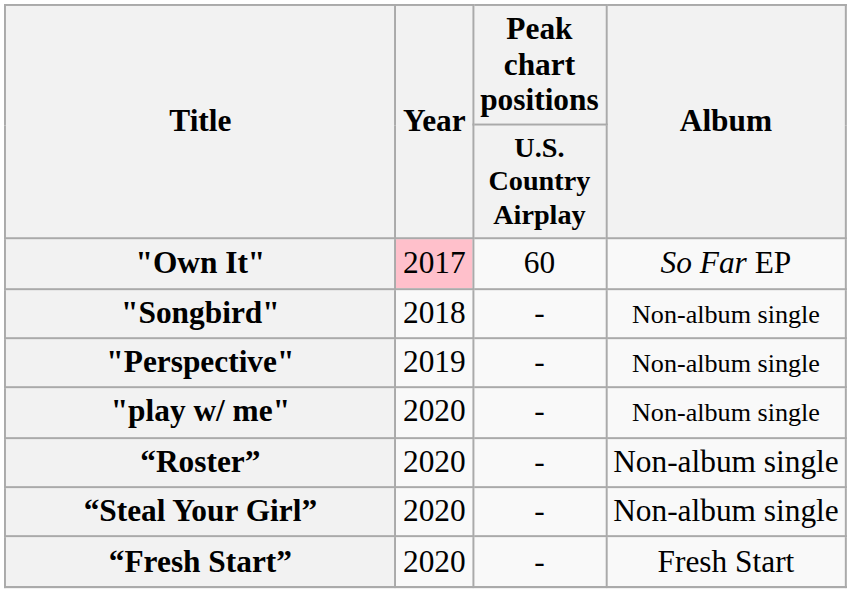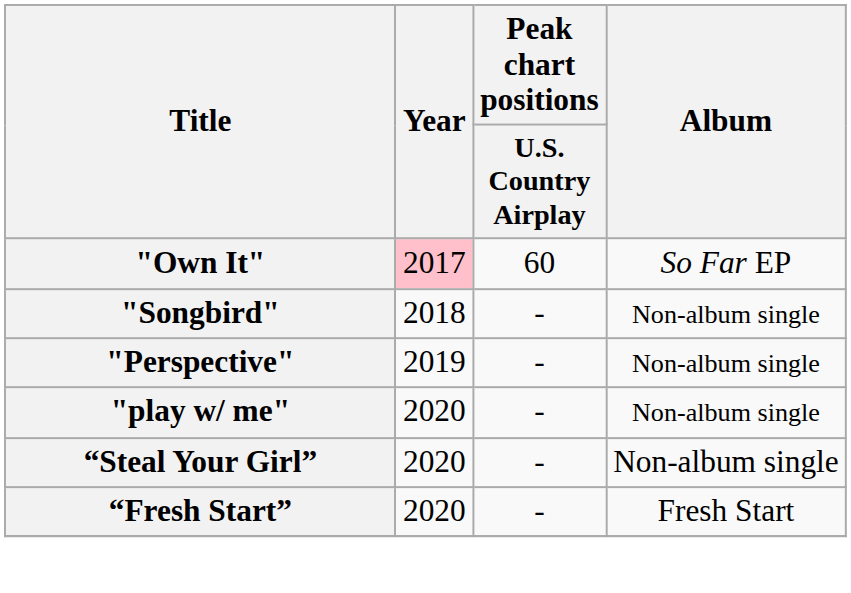- row: (200, 461)
